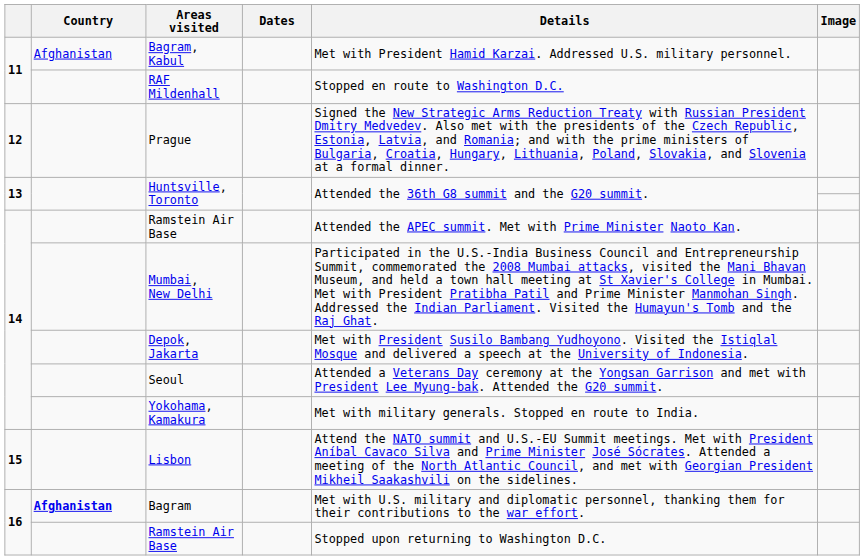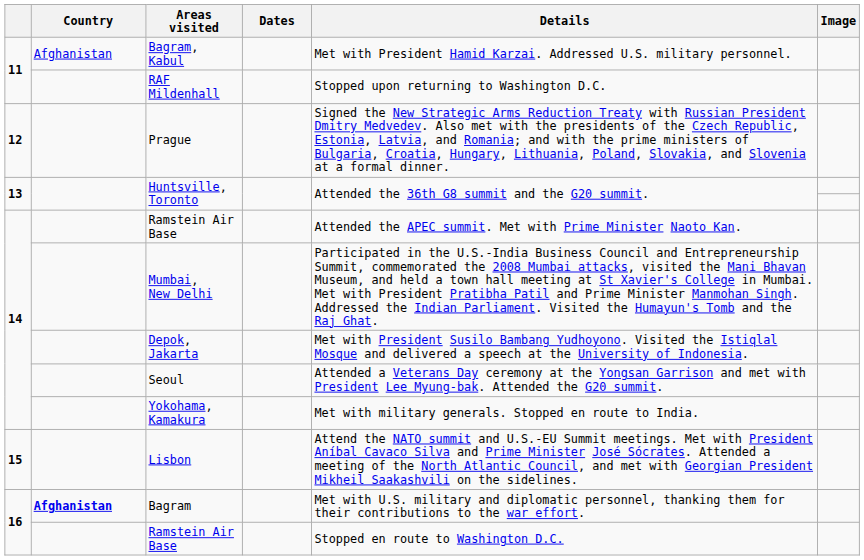(439, 87) Stopped en route to Washington D.C. -> (460, 87) Stopped upon returning to Washington D.C.
(460, 539) Stopped upon returning to Washington D.C. -> (439, 539) Stopped en route to Washington D.C.
